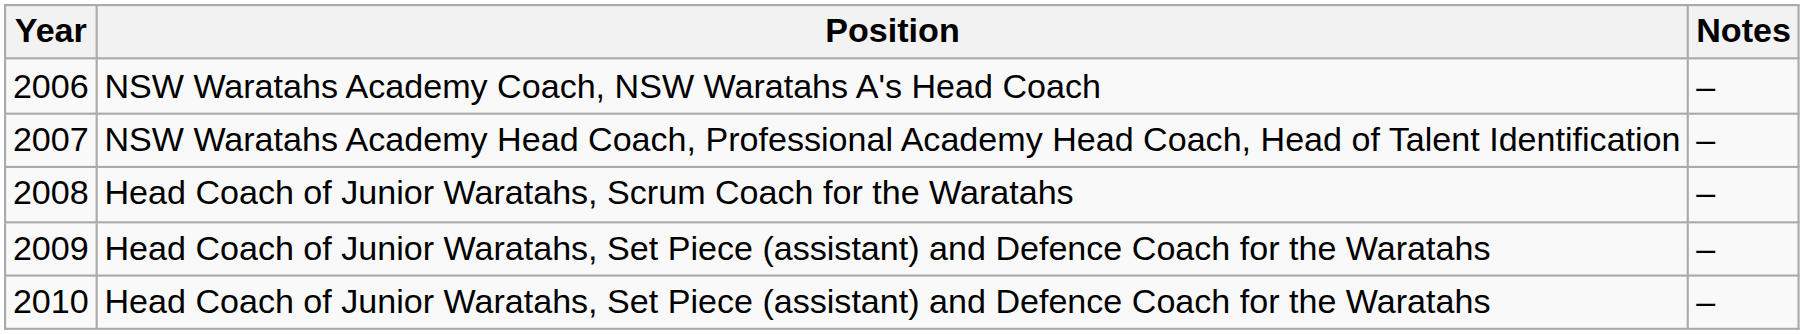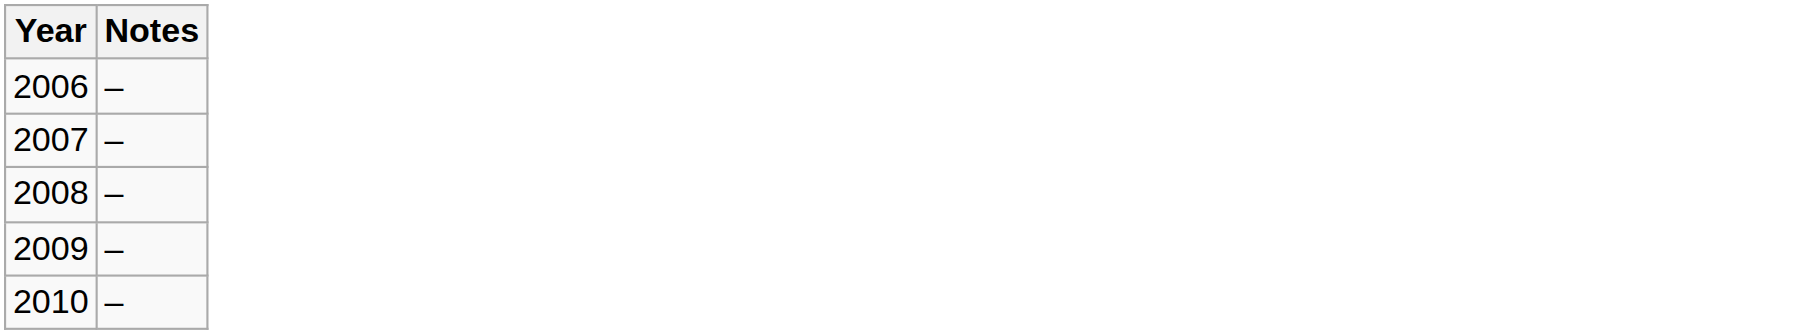- column: (892, 31)
